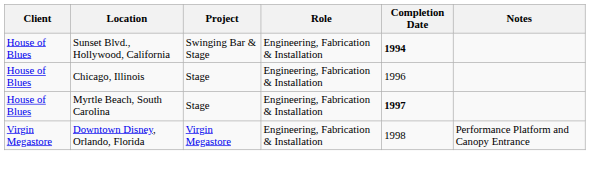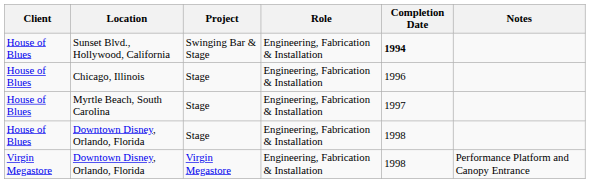(395, 106) bold -> (395, 106) normal
+ row: (114, 135)
